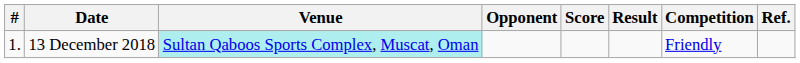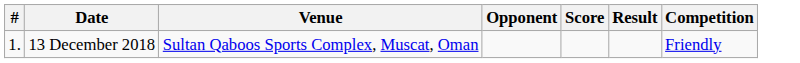- column: (776, 17)
(321, 44) paleturquoise background -> (321, 44) no background
